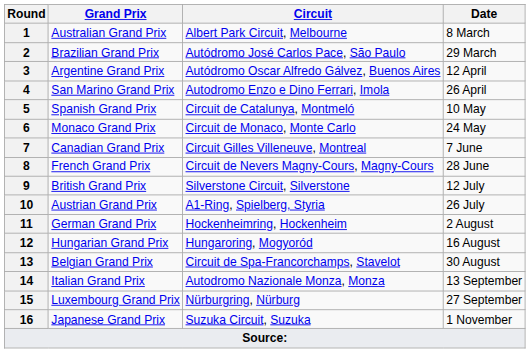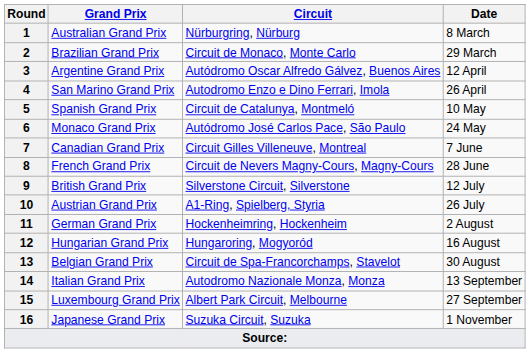(266, 33) Albert Park Circuit, Melbourne -> (243, 33) Nürburgring, Nürburg
(295, 52) Autódromo José Carlos Pace, São Paulo -> (271, 52) Circuit de Monaco, Monte Carlo
(271, 128) Circuit de Monaco, Monte Carlo -> (295, 128) Autódromo José Carlos Pace, São Paulo
(243, 300) Nürburgring, Nürburg -> (266, 300) Albert Park Circuit, Melbourne
